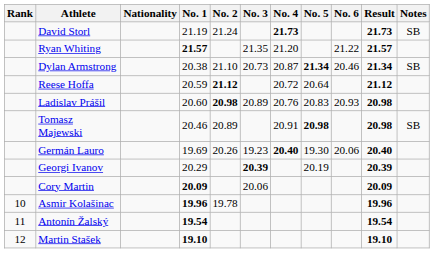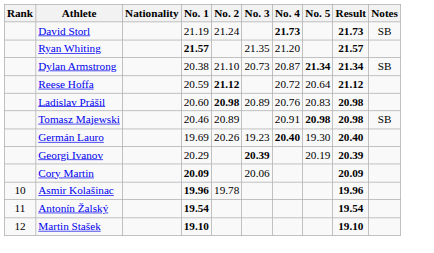- column: (346, 13)
